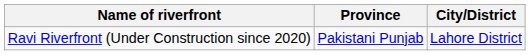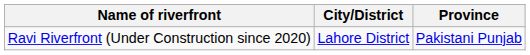columns swapped: (476, 15) <-> (370, 15)
